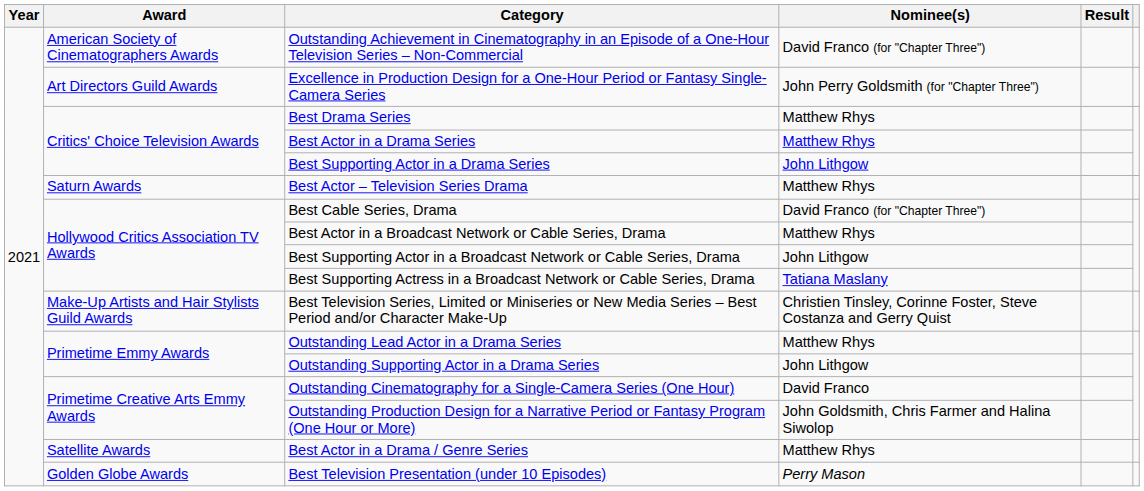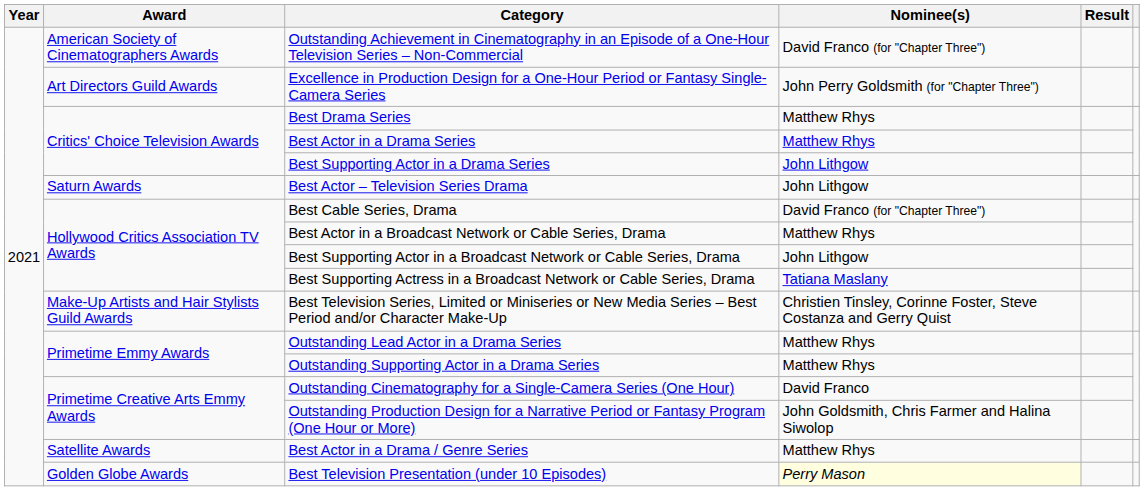(829, 187) Matthew Rhys -> (825, 187) John Lithgow
(825, 365) John Lithgow -> (829, 365) Matthew Rhys
(824, 474) no background -> (824, 474) lightyellow background
